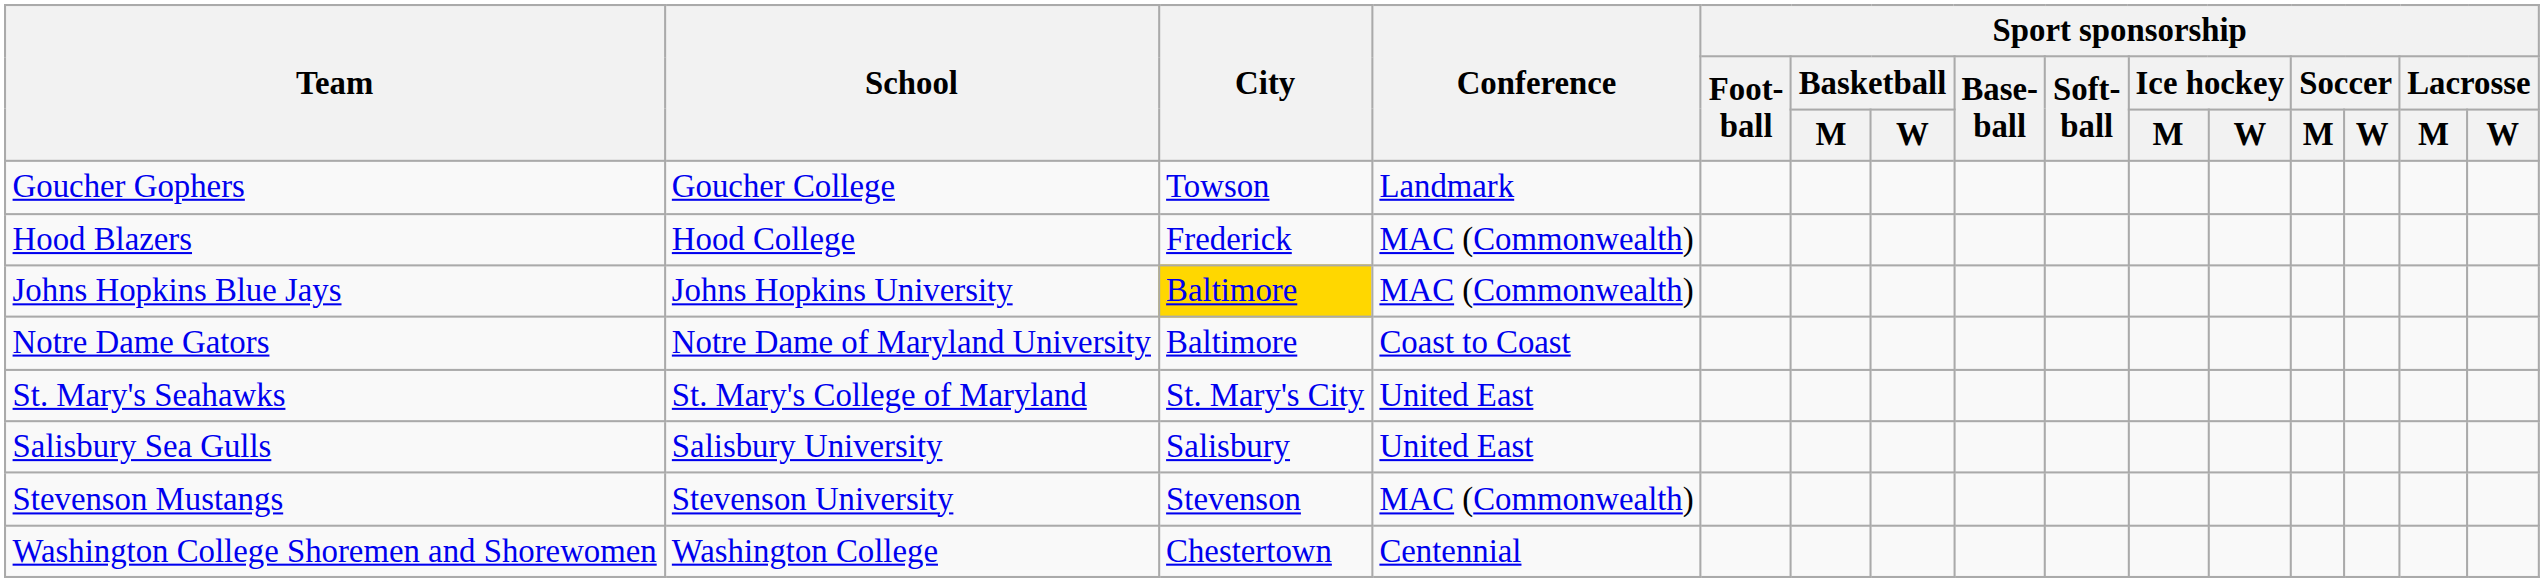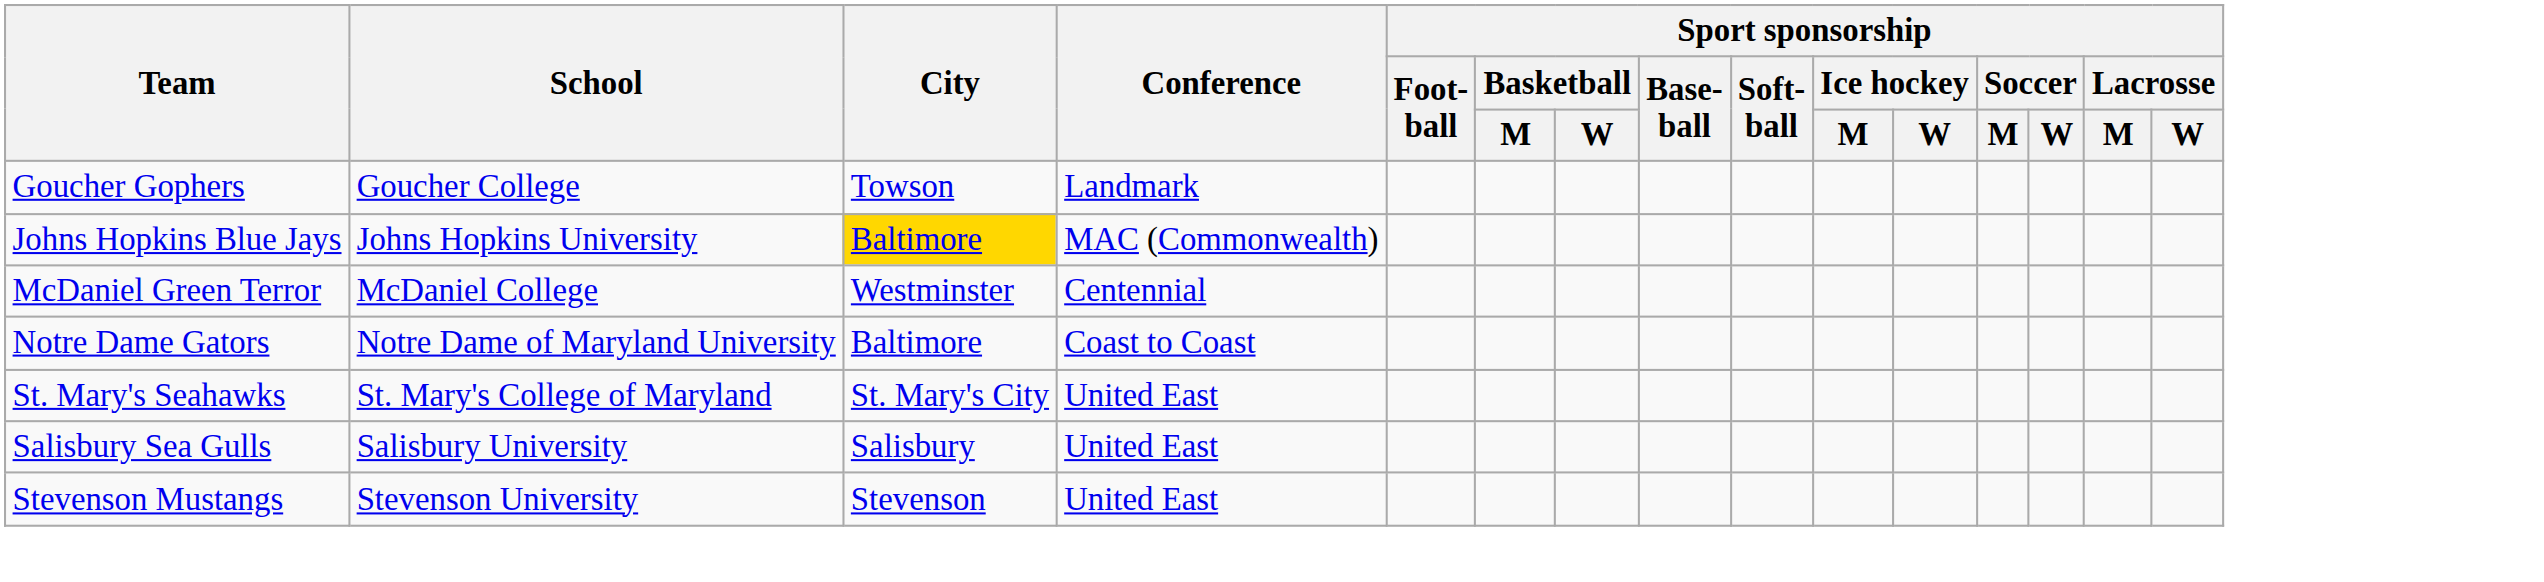- row: (102, 238)
+ row: (167, 290)
(1537, 498) MAC (Commonwealth) -> (1141, 498) United East
- row: (335, 550)
